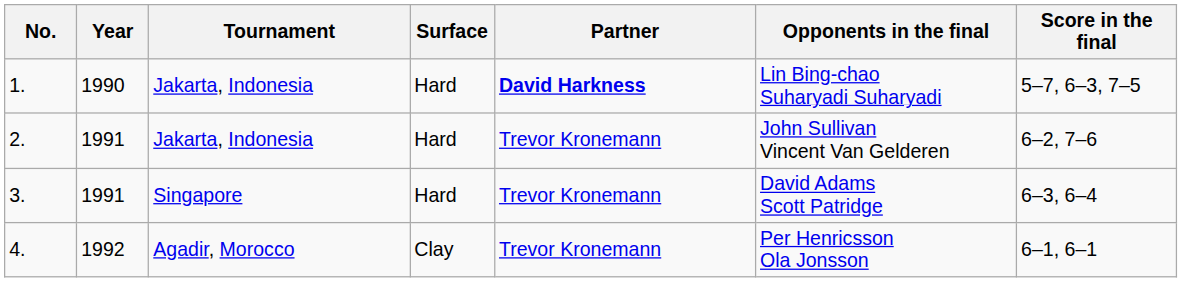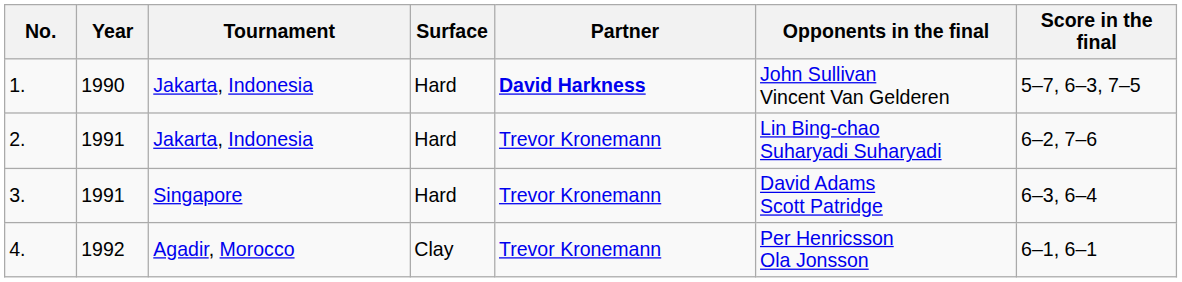(851, 85) Lin Bing-chao Suharyadi Suharyadi -> (855, 85) John Sullivan Vincent Van Gelderen
(855, 140) John Sullivan Vincent Van Gelderen -> (851, 140) Lin Bing-chao Suharyadi Suharyadi
